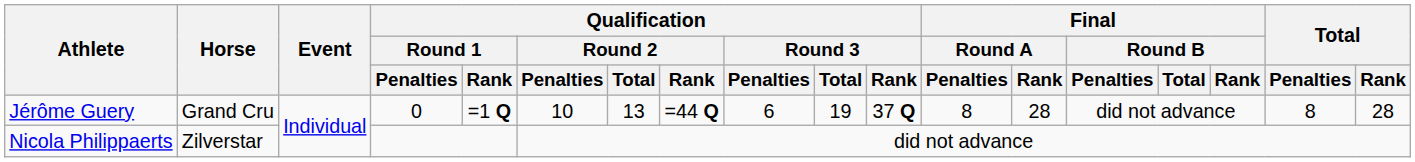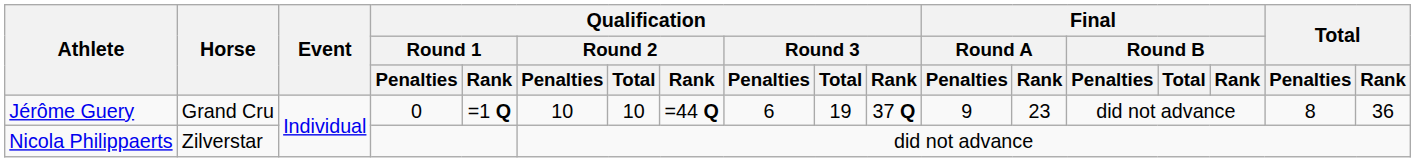(634, 111) 13 -> (634, 111) 10
(967, 111) 8 -> (967, 111) 9
(1040, 111) 28 -> (1040, 111) 23
(1383, 111) 28 -> (1383, 111) 36
